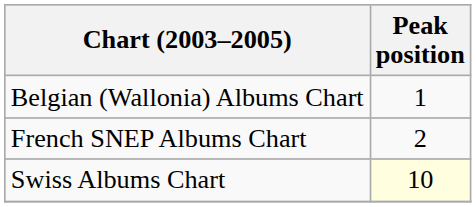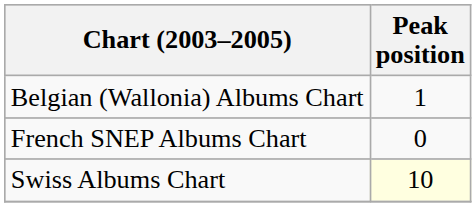(420, 138) 2 -> (420, 138) 0
